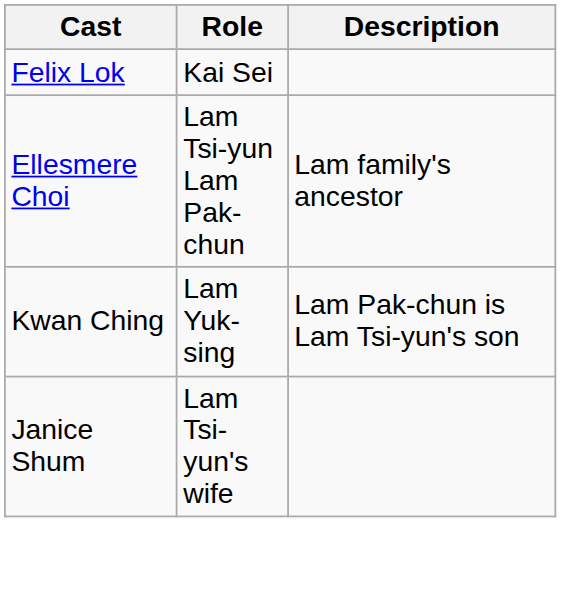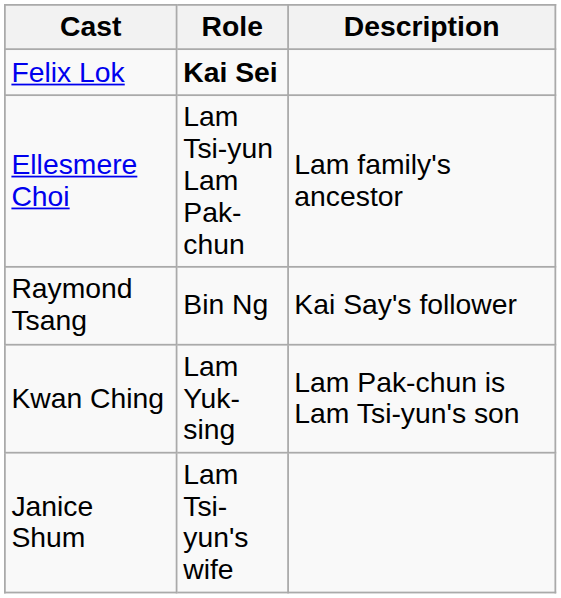(228, 71) normal -> (230, 71) bold
+ row: (72, 305)
